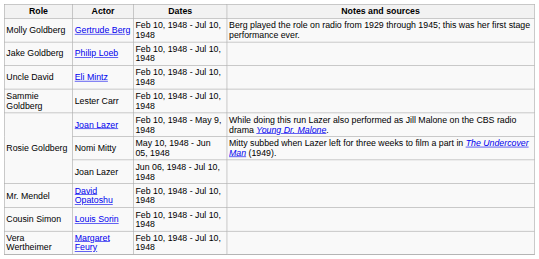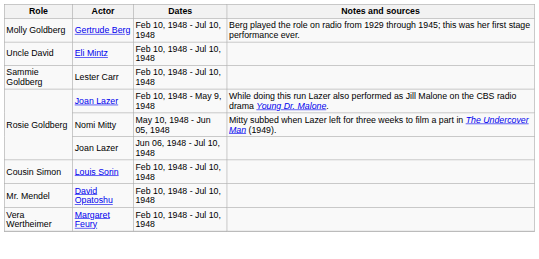- row: (96, 54)
rows swapped: (97, 219) <-> (94, 196)
